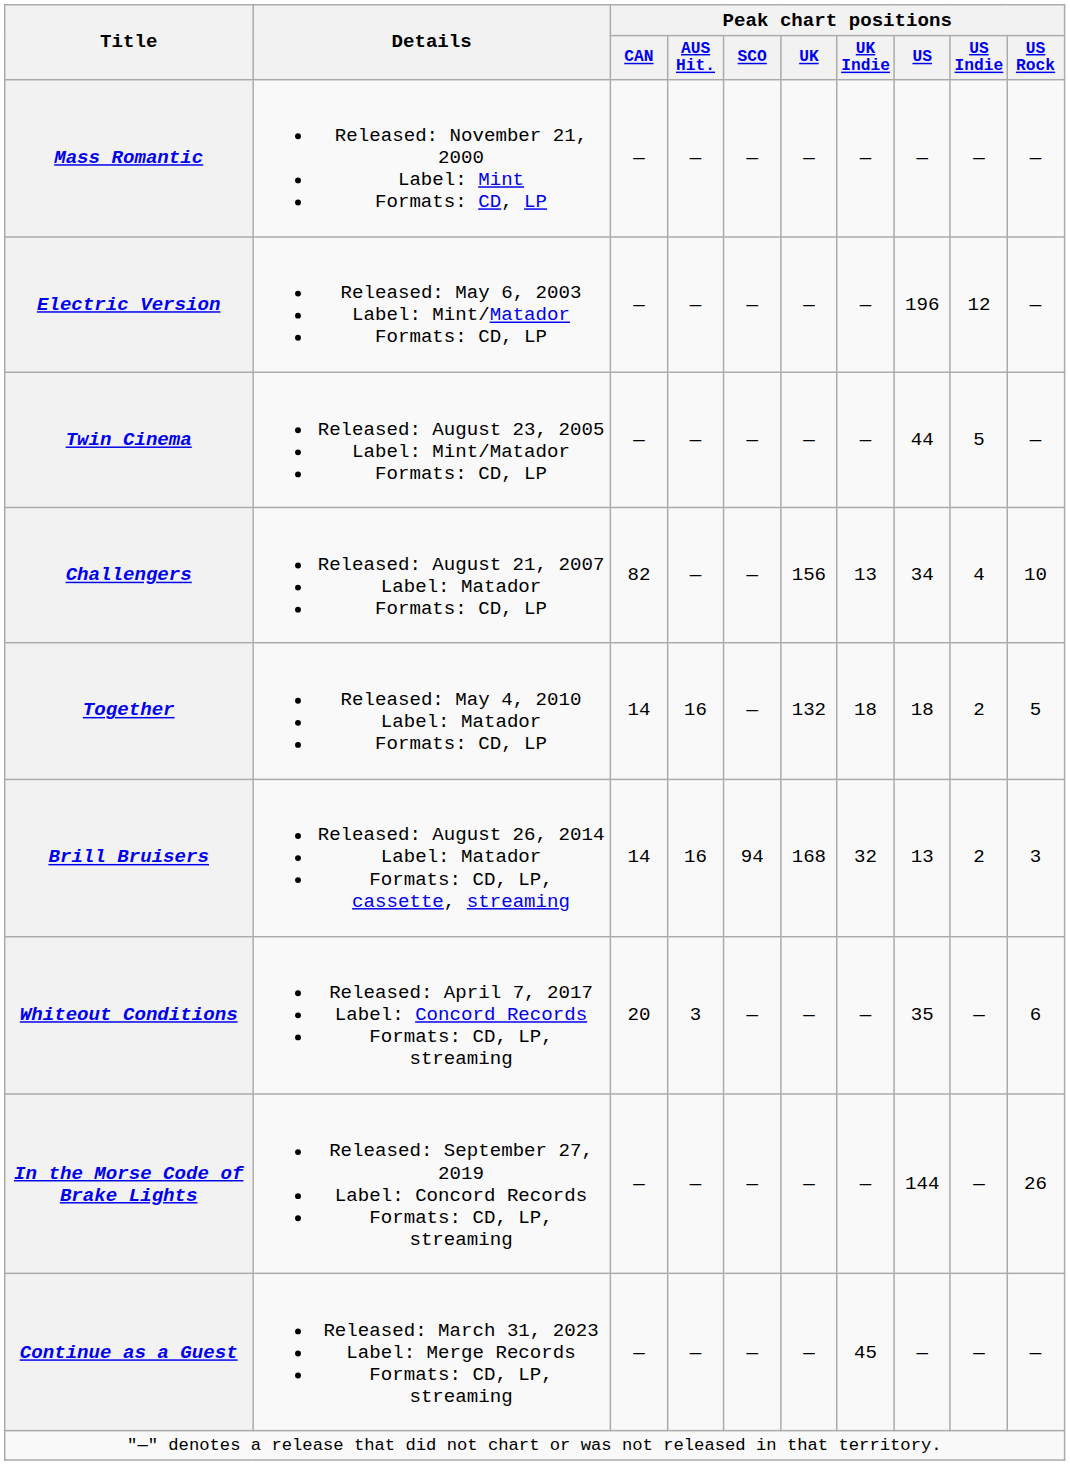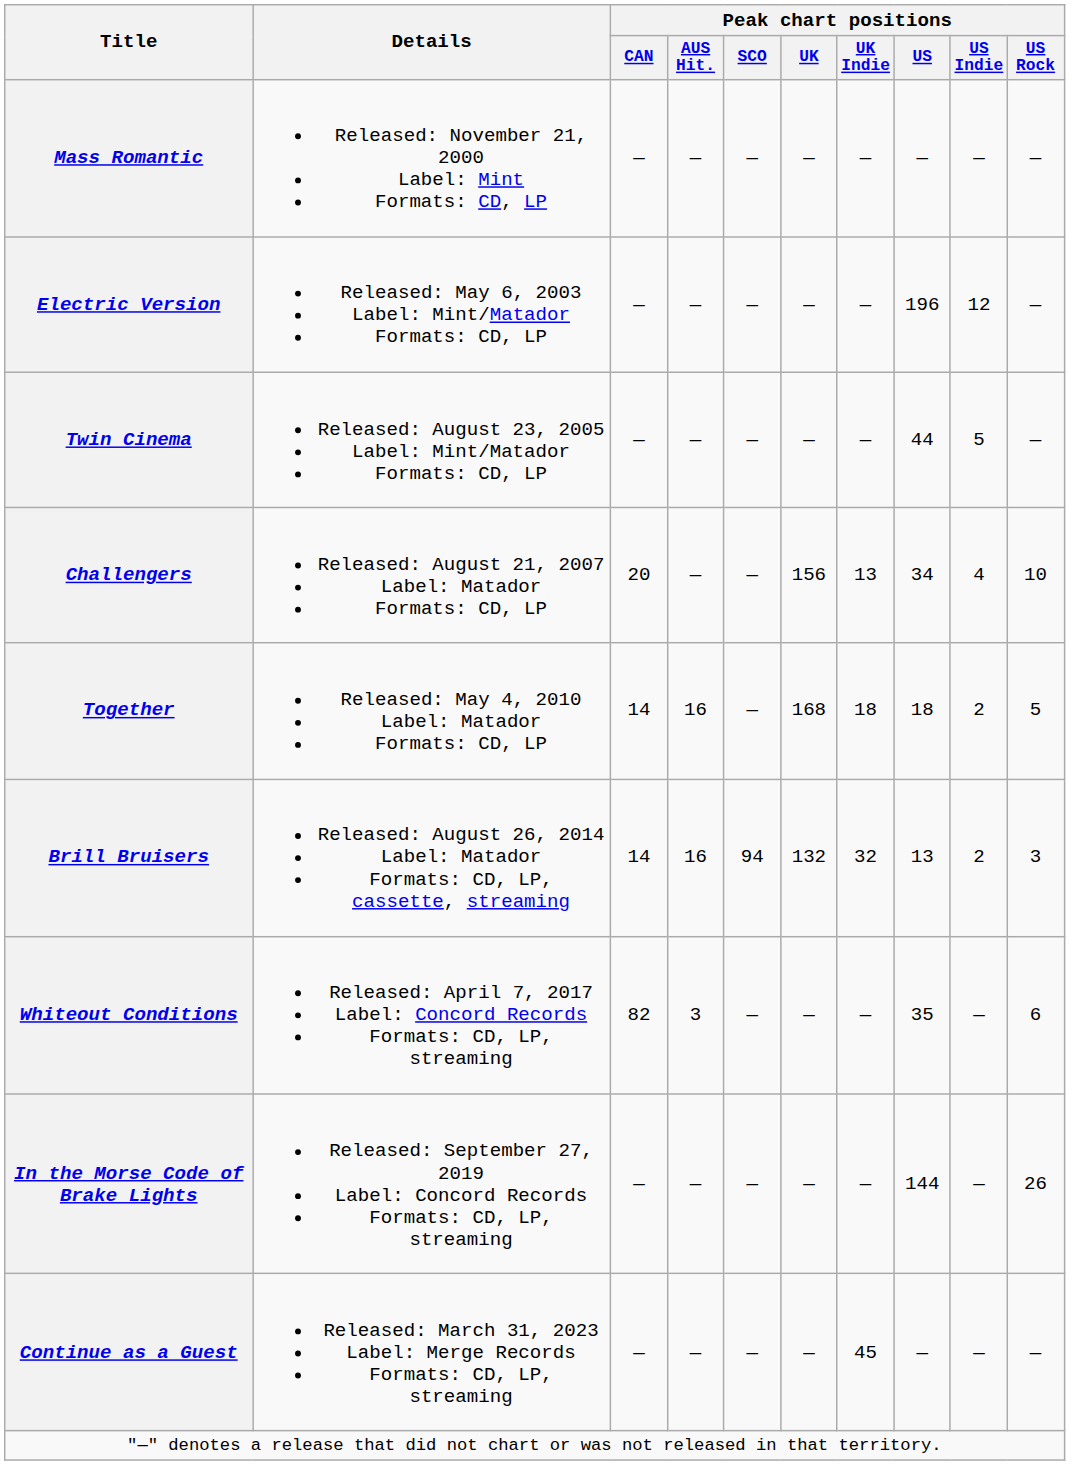(639, 575) 82 -> (639, 575) 20
(809, 711) 132 -> (809, 711) 168
(809, 858) 168 -> (809, 858) 132
(639, 1015) 20 -> (639, 1015) 82
